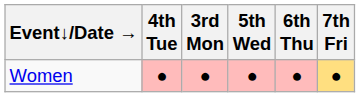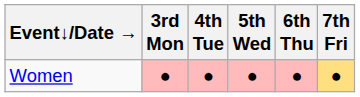columns swapped: (205, 32) <-> (162, 32)
